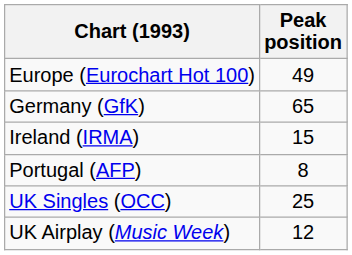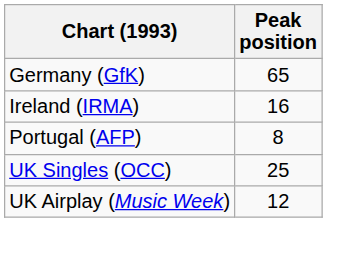- row: (132, 74)
(303, 138) 15 -> (278, 106) 16
